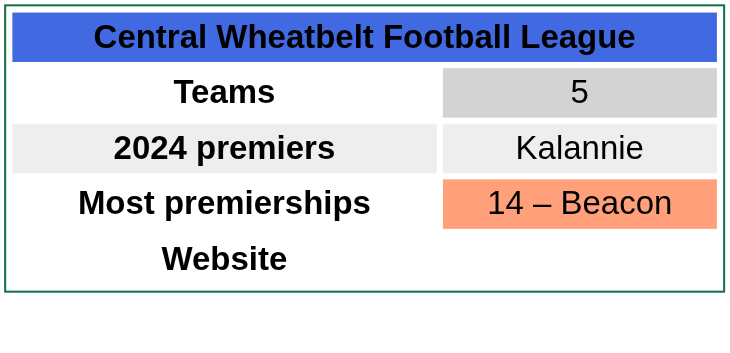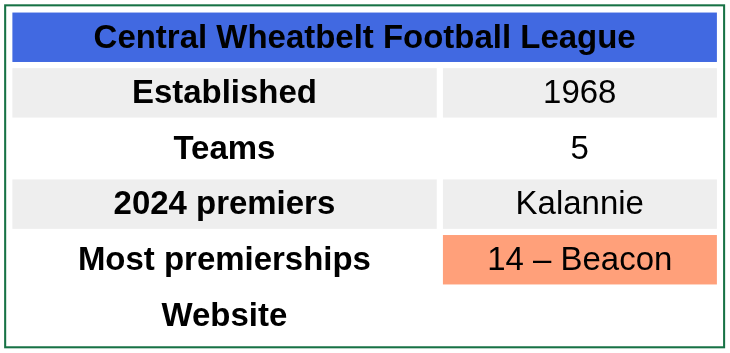+ row: (224, 92)
(580, 92) lightgrey background -> (580, 147) no background
